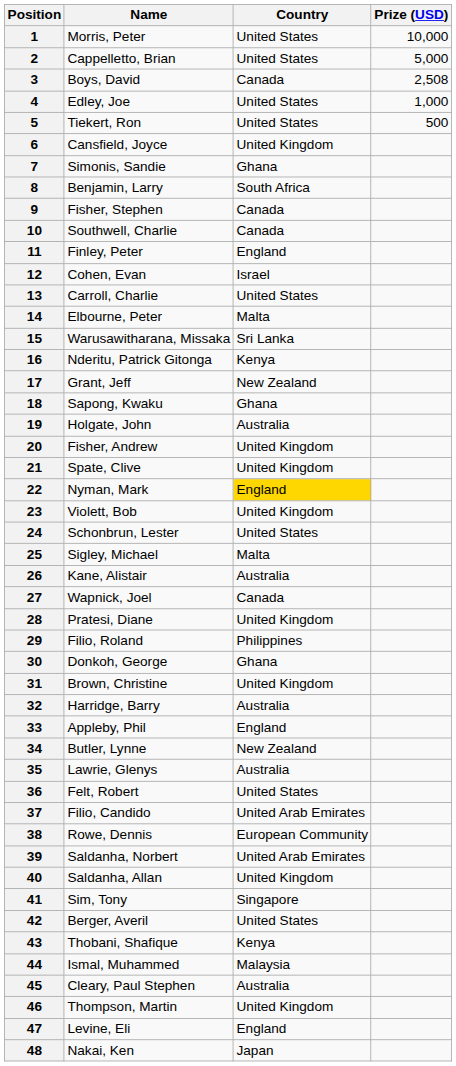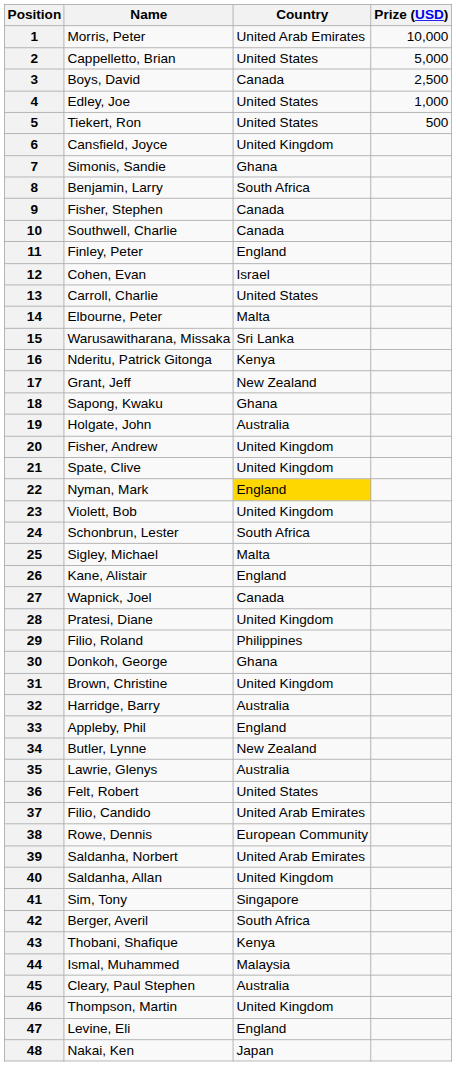(277, 36) United States -> (301, 36) United Arab Emirates
(431, 79) 2,508 -> (431, 79) 2,500
(277, 532) United States -> (273, 532) South Africa
(263, 576) Australia -> (261, 576) England
(277, 921) United States -> (273, 921) South Africa
